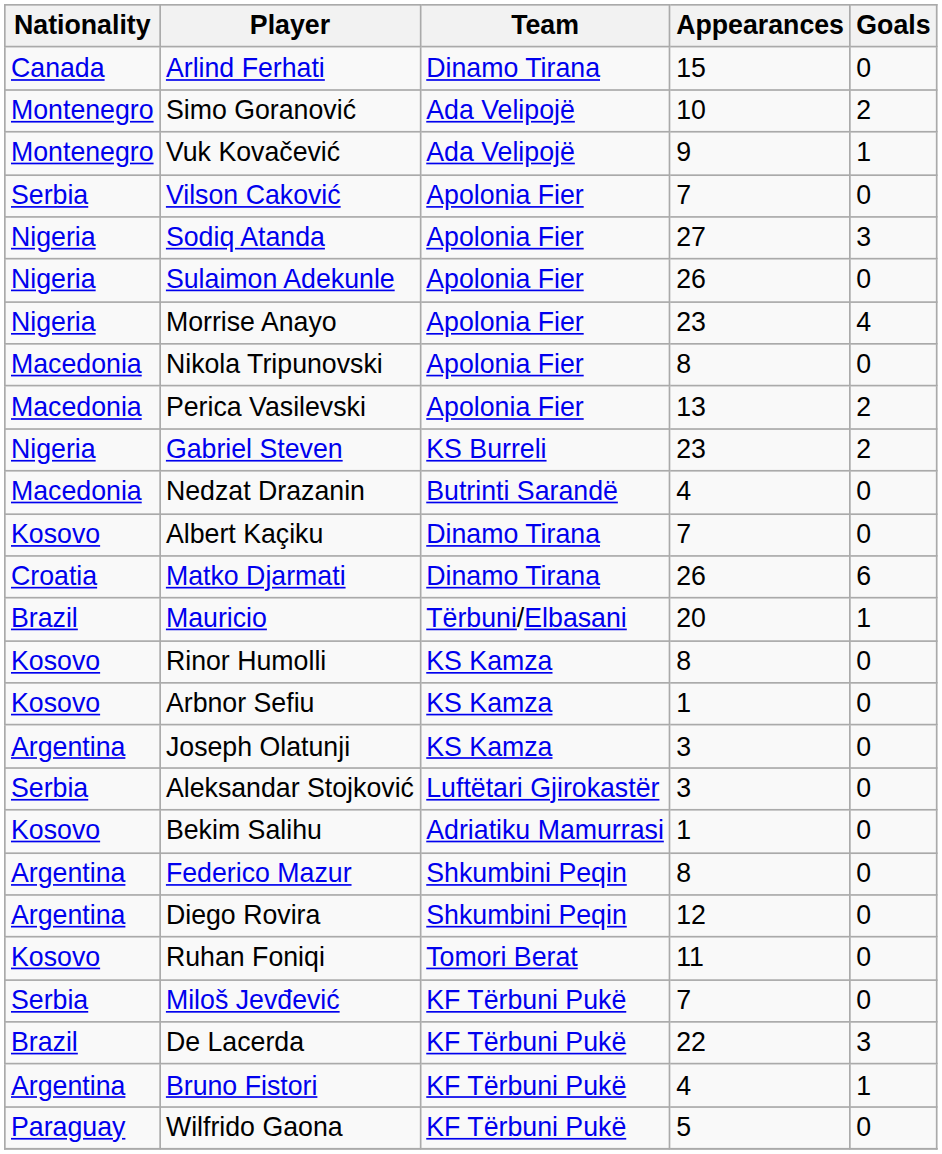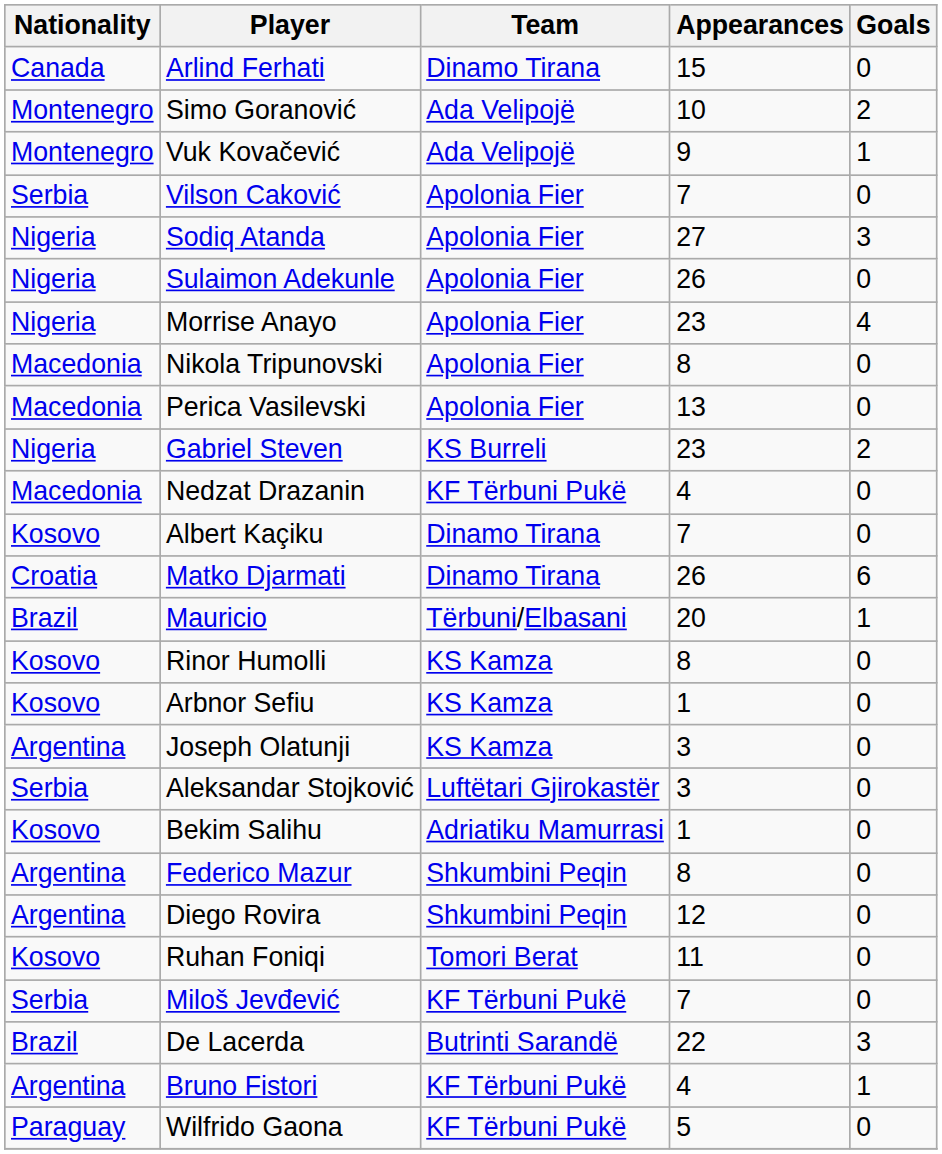(864, 407) 2 -> (864, 407) 0
(522, 491) Butrinti Sarandë -> (526, 491) KF Tërbuni Pukë
(526, 1042) KF Tërbuni Pukë -> (522, 1042) Butrinti Sarandë
